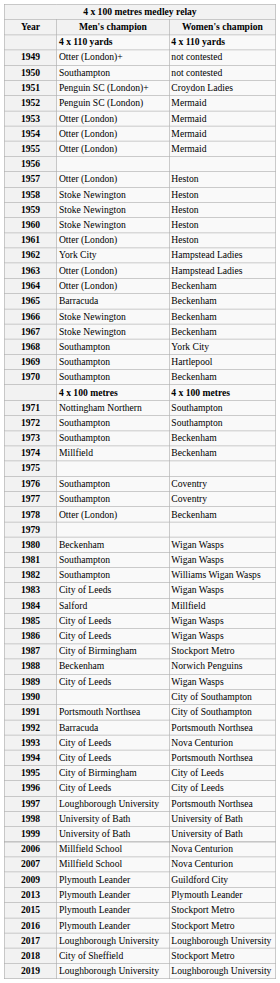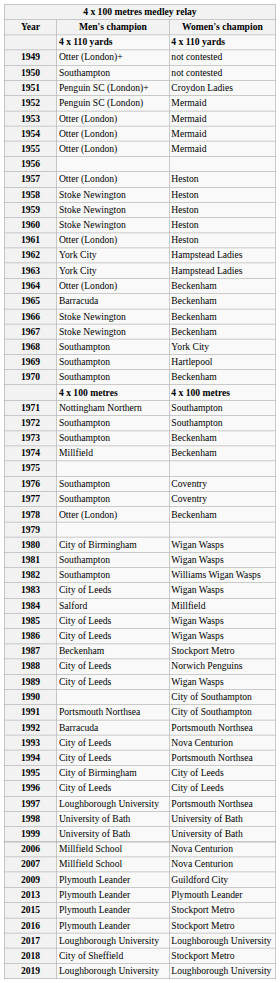(88, 270) Otter (London) -> (78, 270) York City
(82, 544) Beckenham -> (98, 544) City of Birmingham
(98, 651) City of Birmingham -> (82, 651) Beckenham
(82, 666) Beckenham -> (85, 666) City of Leeds
